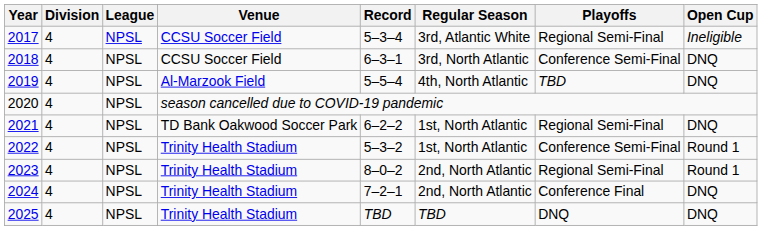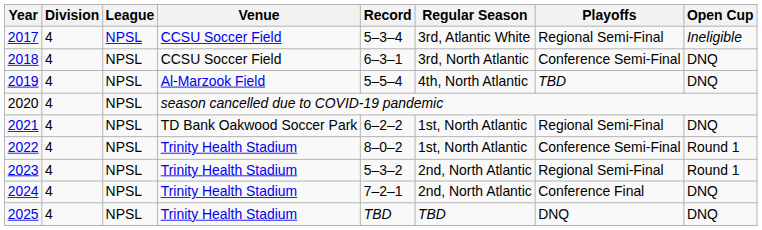(383, 147) 5–3–2 -> (383, 147) 8–0–2
(383, 170) 8–0–2 -> (383, 170) 5–3–2
